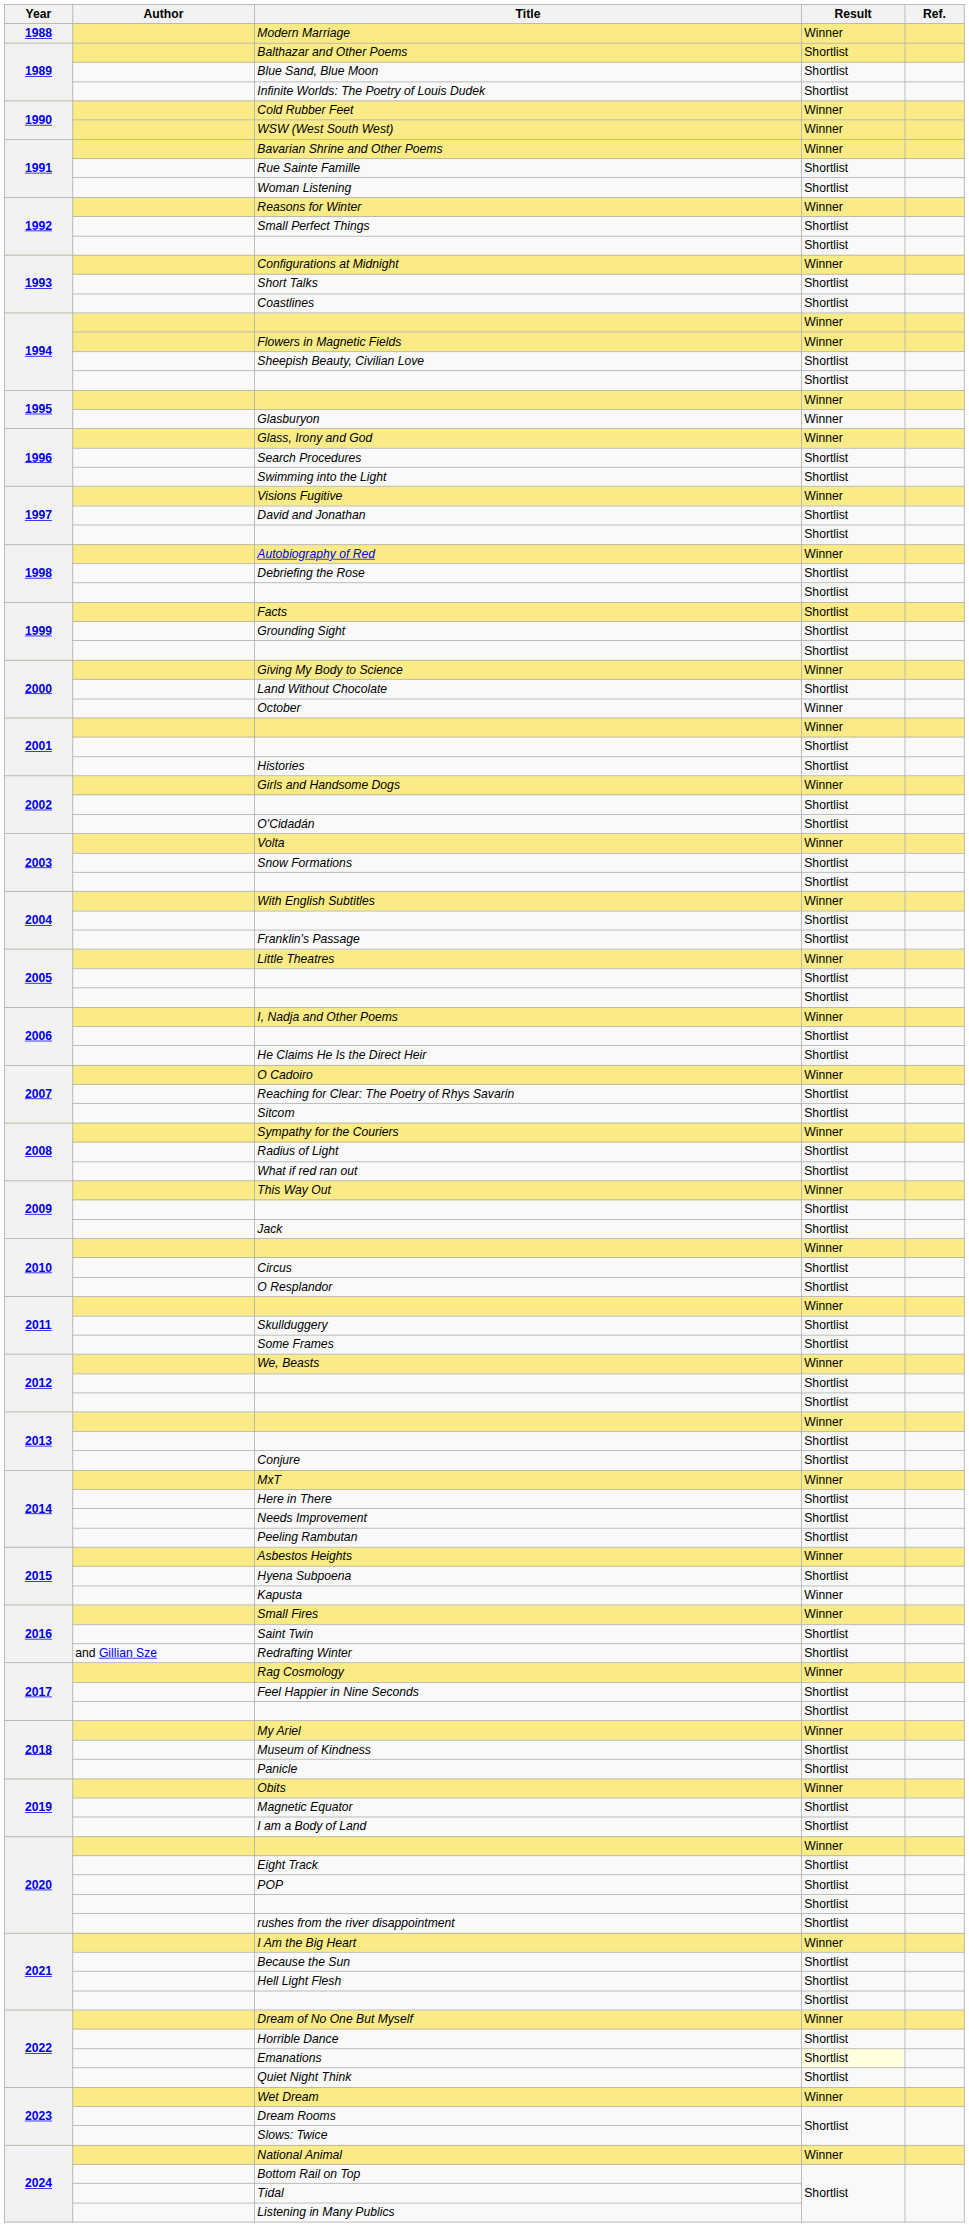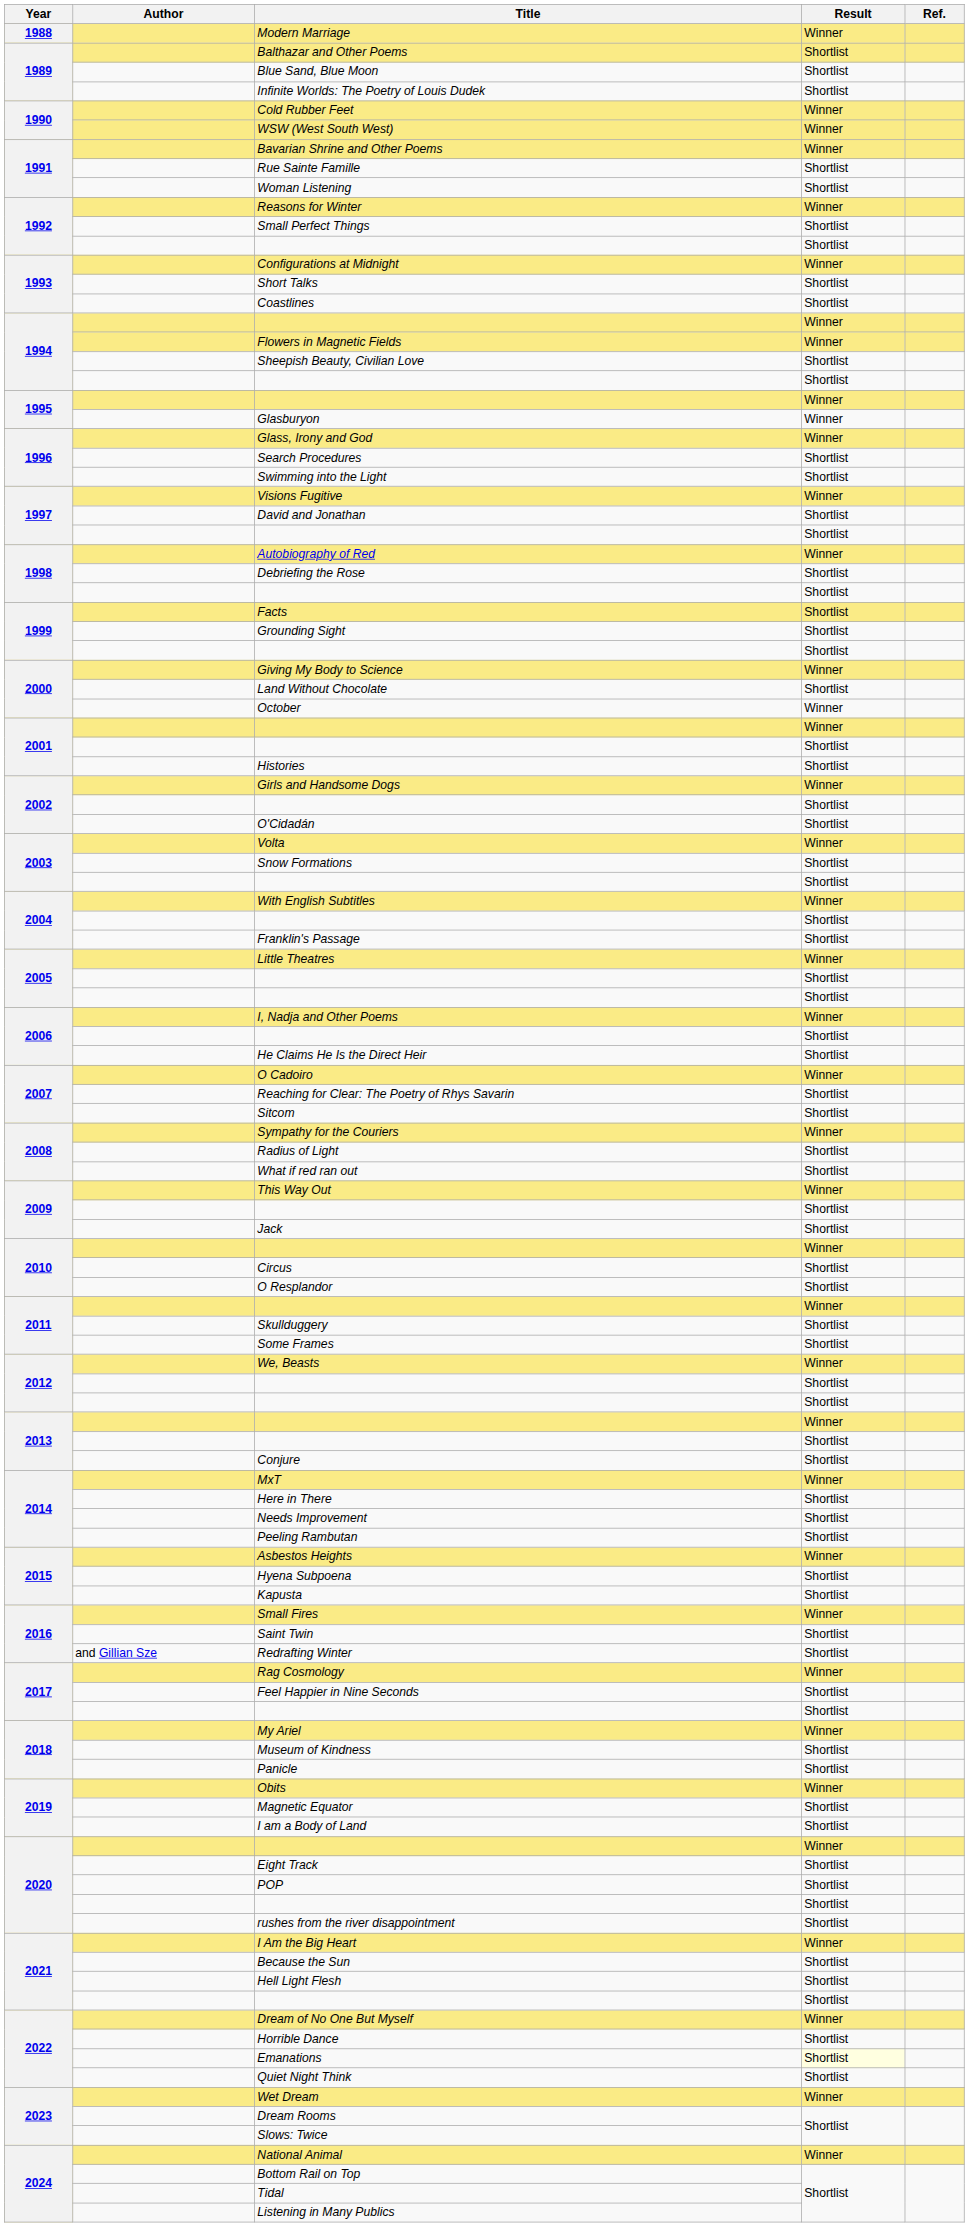(824, 1595) Winner -> (826, 1595) Shortlist
